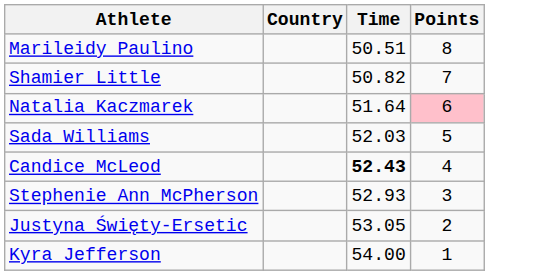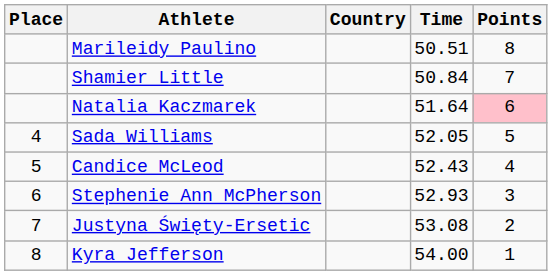+ column: (36, 19)
(379, 78) 50.82 -> (441, 78) 50.84
(379, 137) 52.03 -> (441, 137) 52.05
(379, 167) bold -> (441, 167) normal
(379, 226) 53.05 -> (441, 226) 53.08
